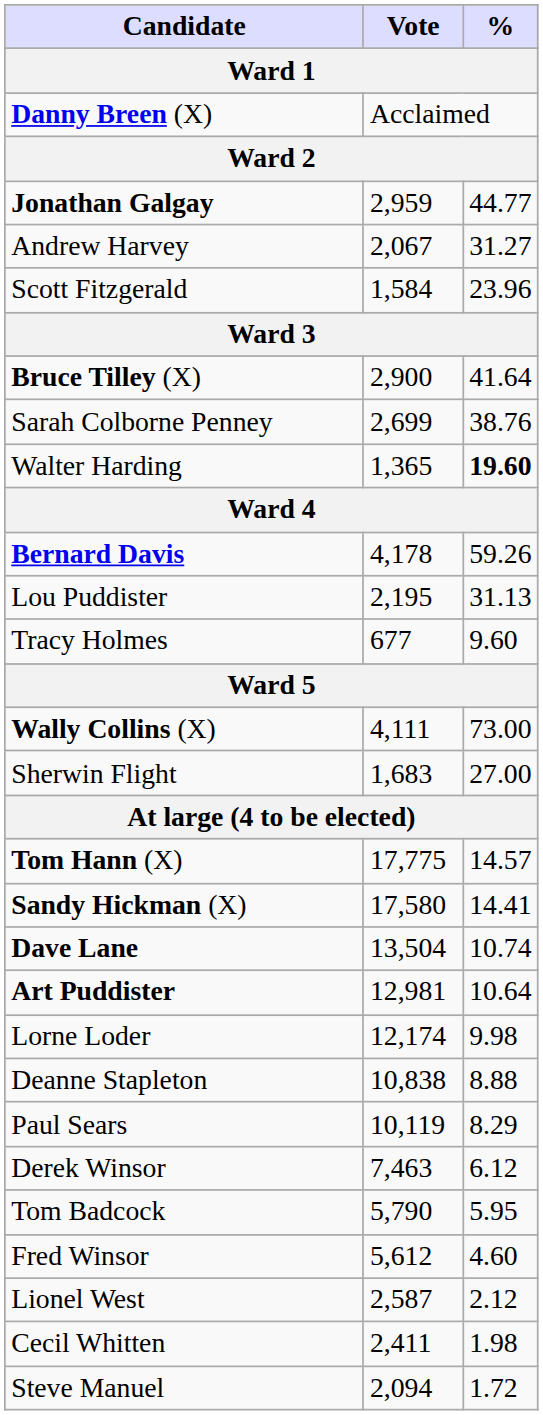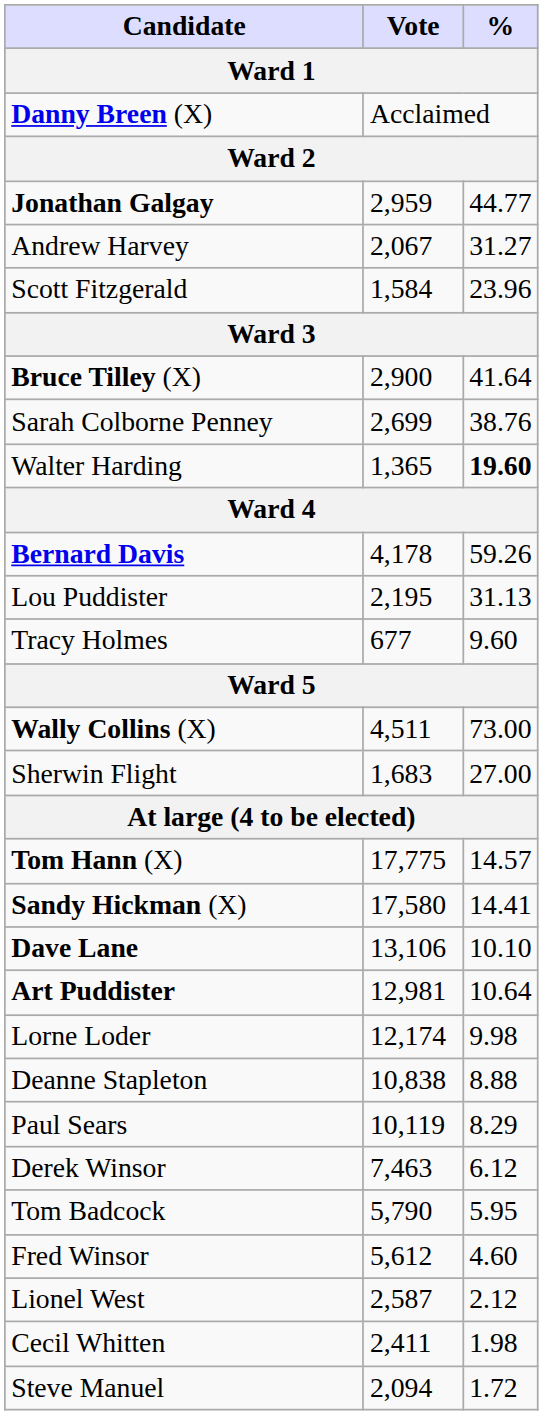(400, 728) 4,111 -> (401, 728) 4,511
(408, 948) 13,504 -> (408, 948) 13,106
(500, 948) 10.74 -> (500, 948) 10.10
